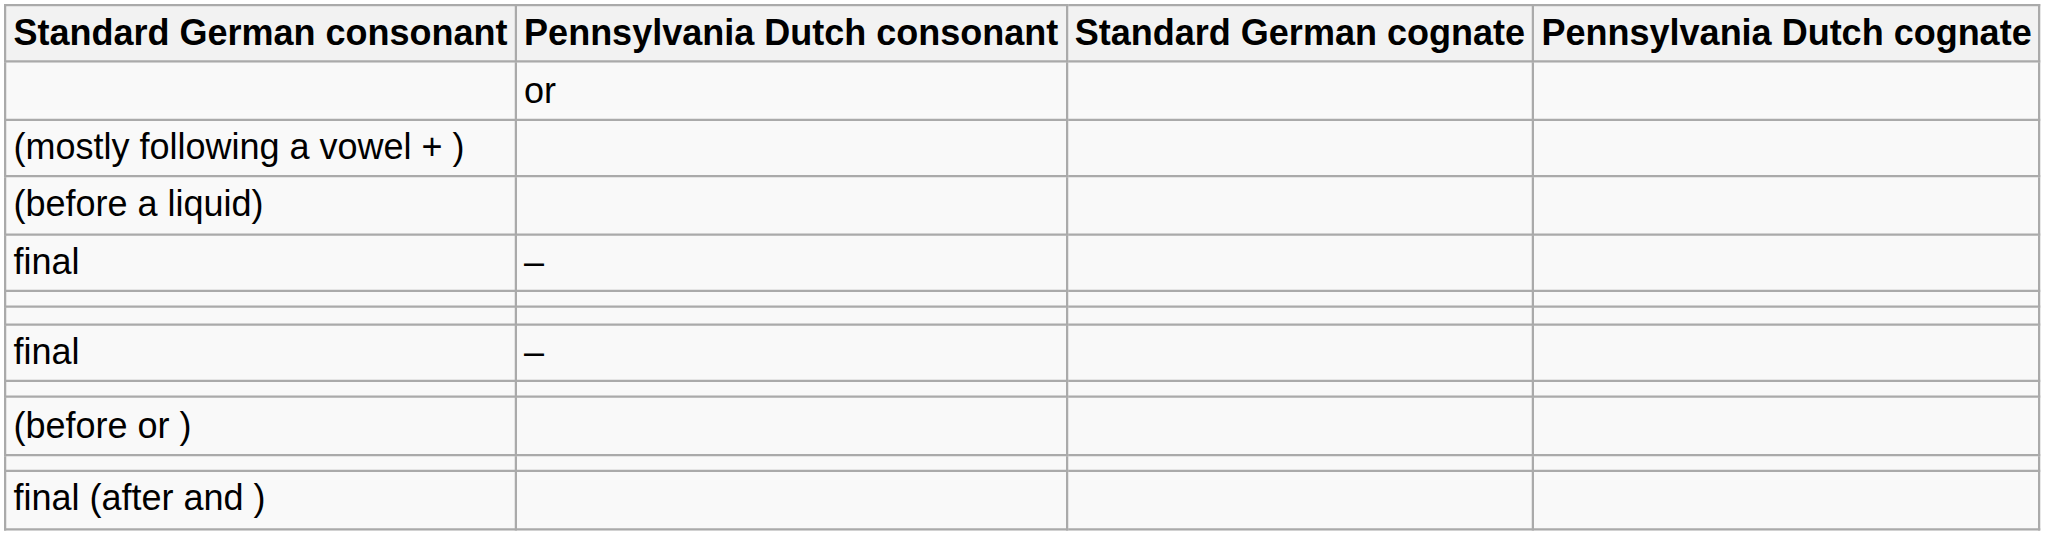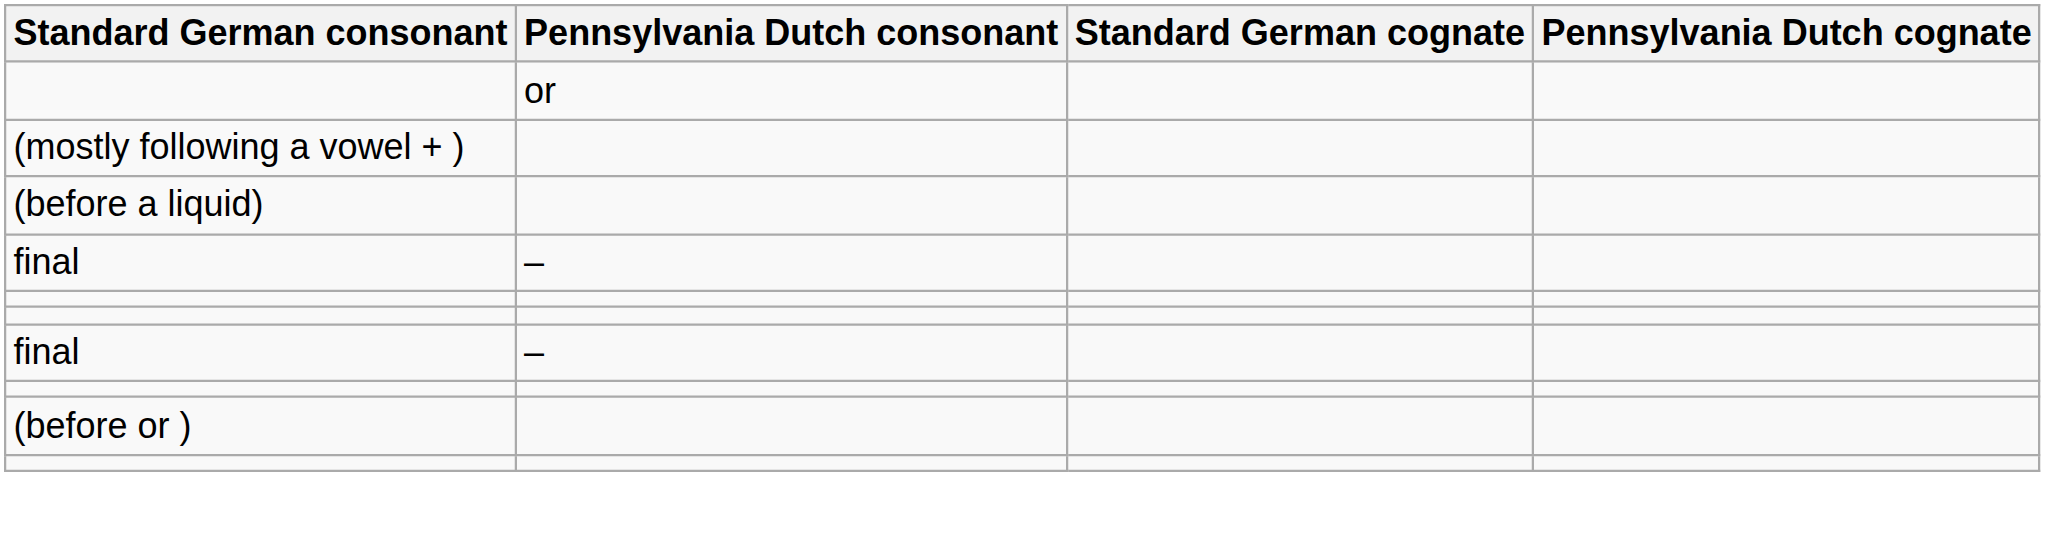- row: (139, 499)
